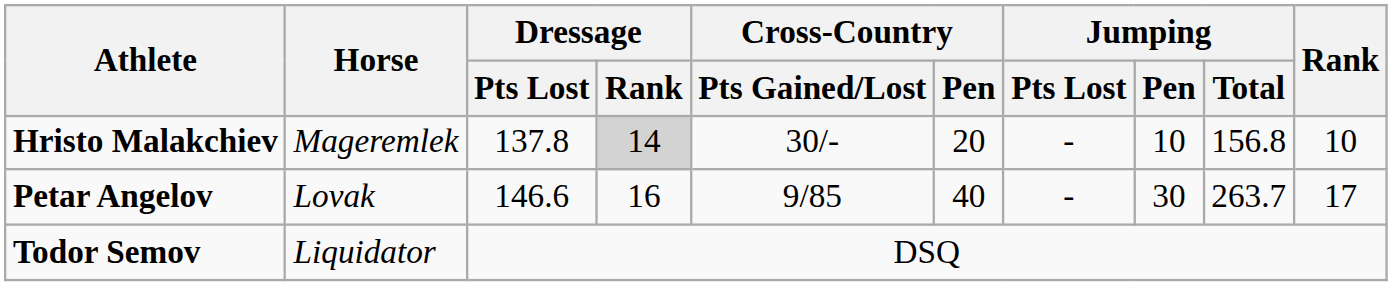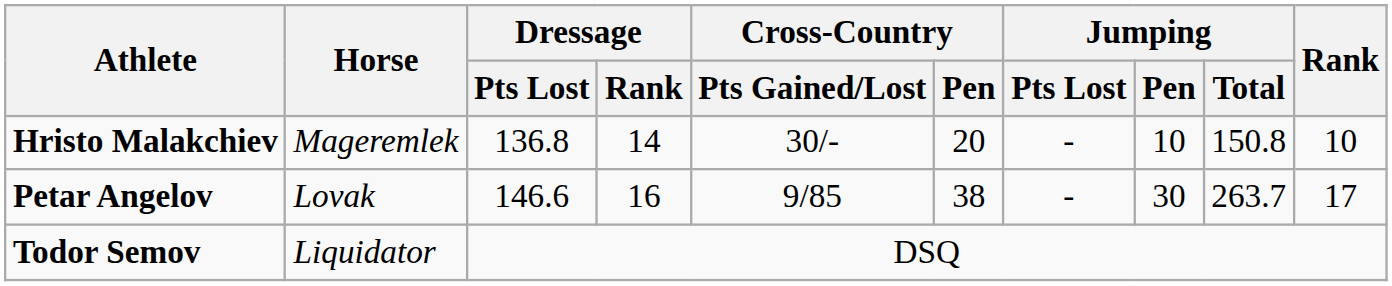(532, 142) 137.8 -> (532, 142) 136.8
(644, 142) lightgrey background -> (644, 142) no background
(1249, 142) 156.8 -> (1249, 142) 150.8
(969, 196) 40 -> (969, 196) 38
